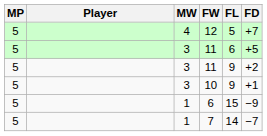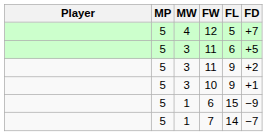columns swapped: (100, 13) <-> (15, 13)
